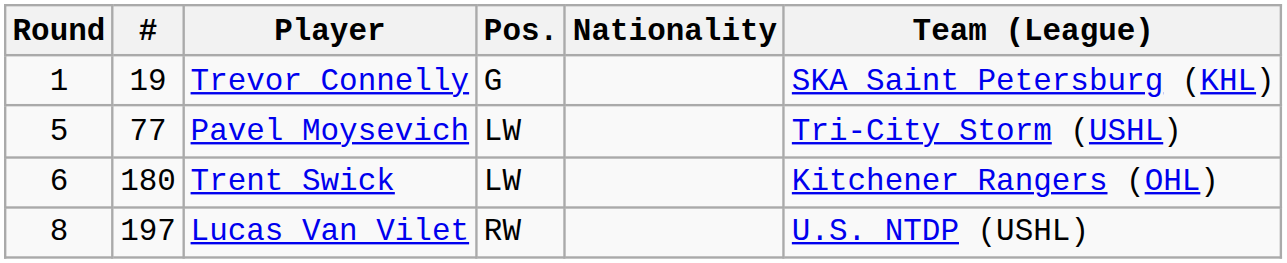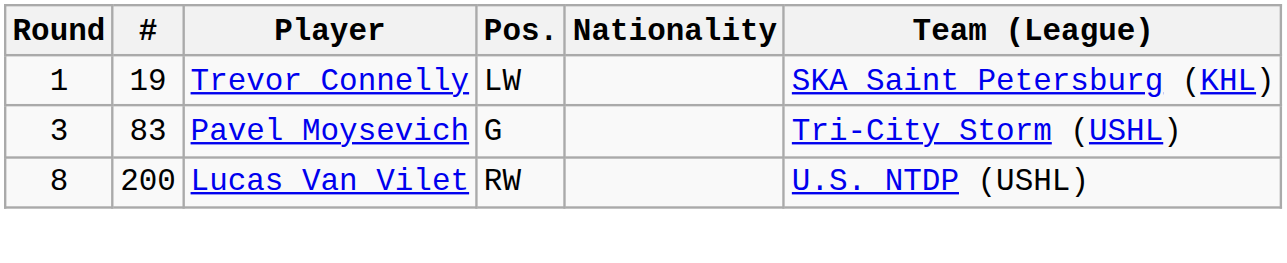(493, 81) G -> (502, 81) LW
(59, 131) 5 -> (59, 131) 3
(148, 131) 77 -> (148, 131) 83
(502, 131) LW -> (493, 131) G
- row: (293, 182)
(148, 232) 197 -> (148, 182) 200
